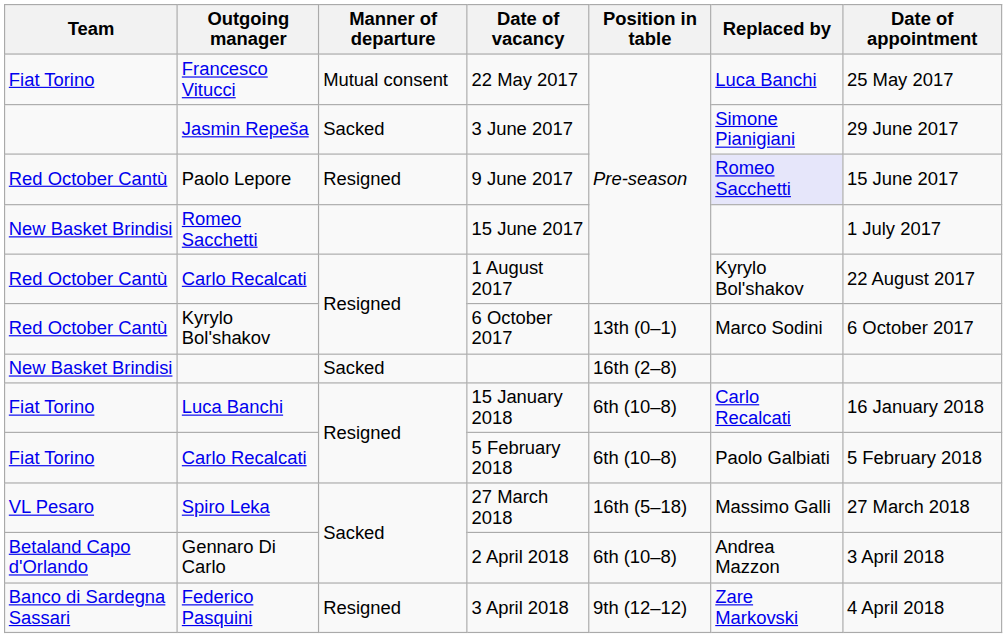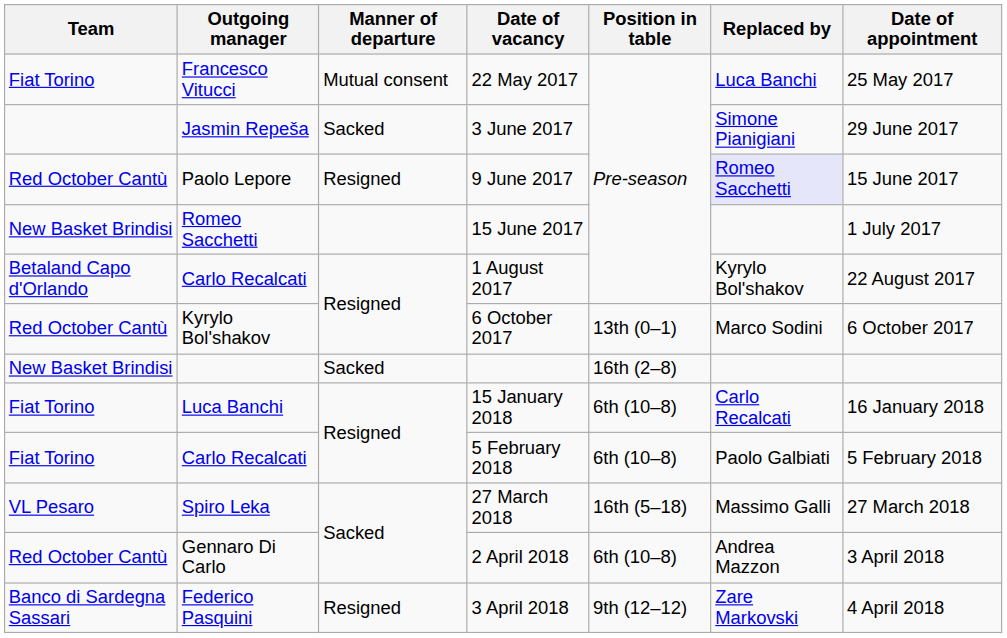(88, 278) Red October Cantù -> (70, 278) Betaland Capo d'Orlando
(70, 557) Betaland Capo d'Orlando -> (88, 557) Red October Cantù
